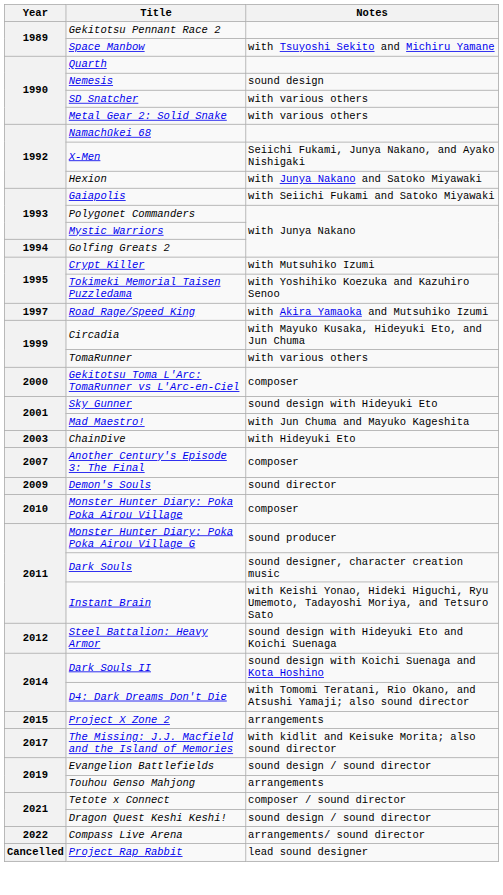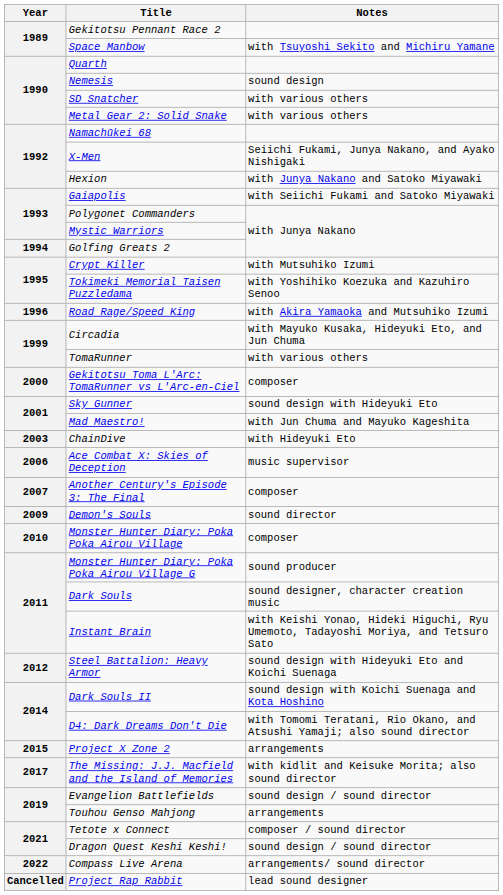(35, 312) 1997 -> (35, 312) 1996
+ row: (138, 462)
